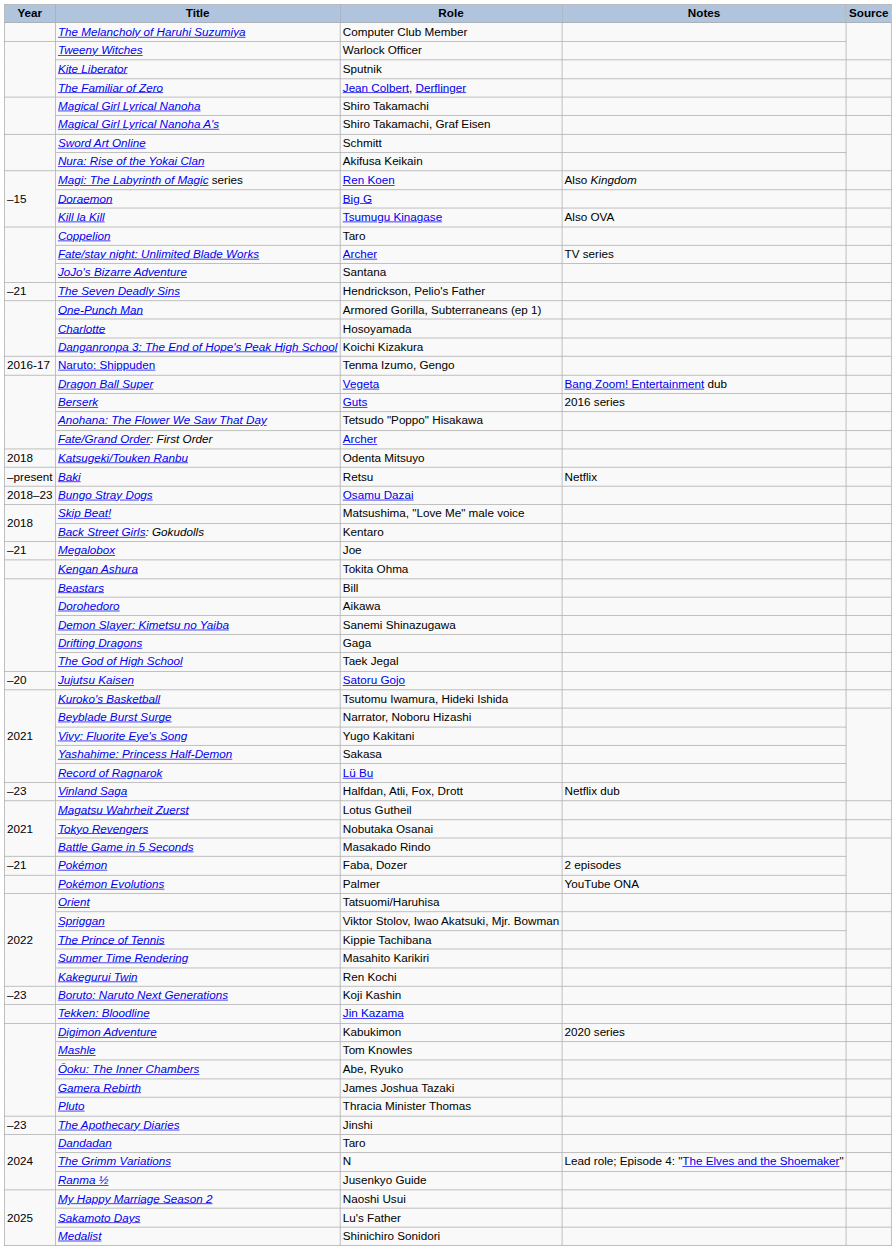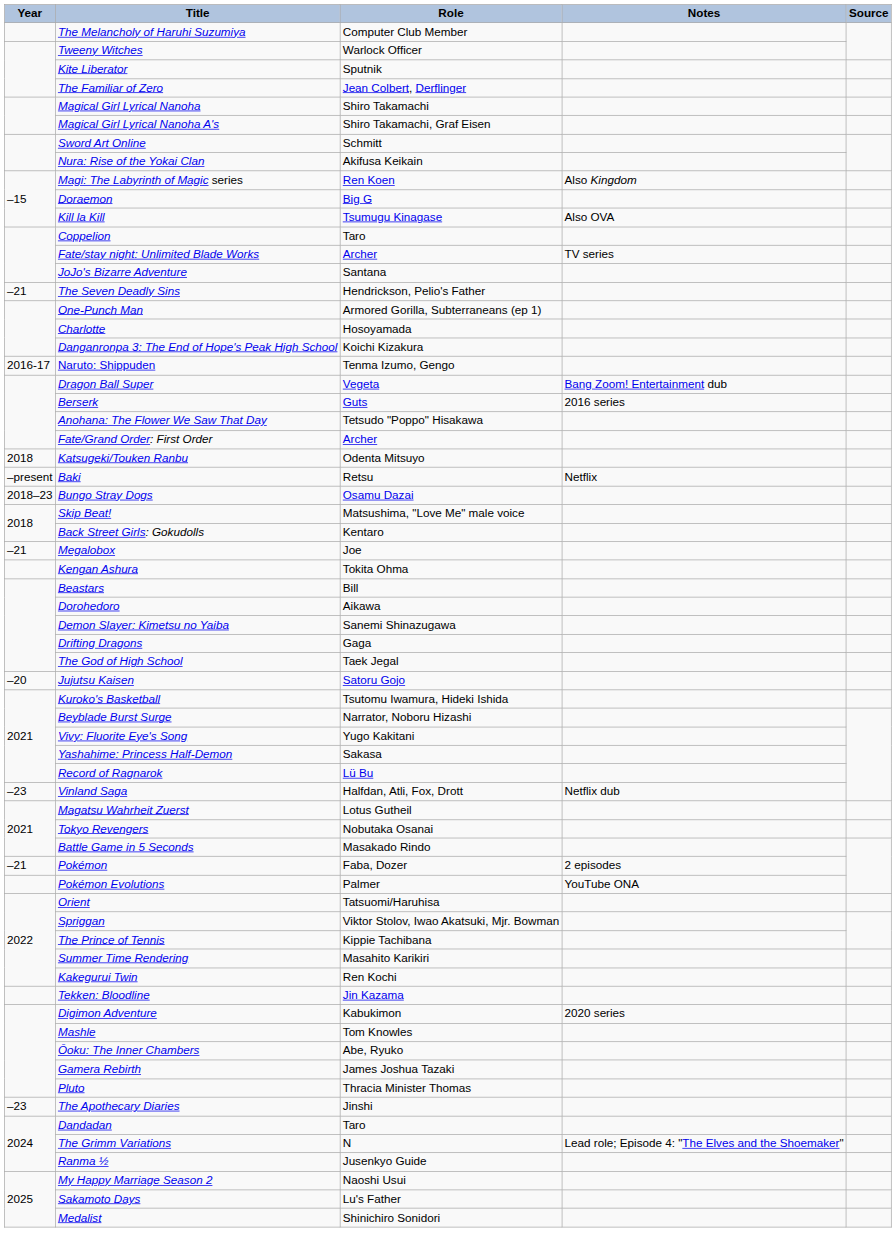- row: (143, 995)
